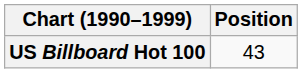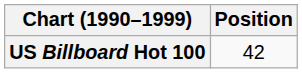(254, 51) 43 -> (254, 51) 42
